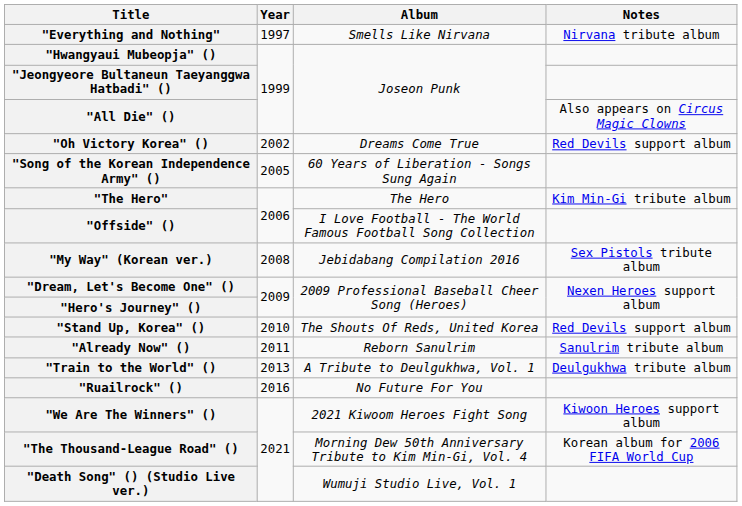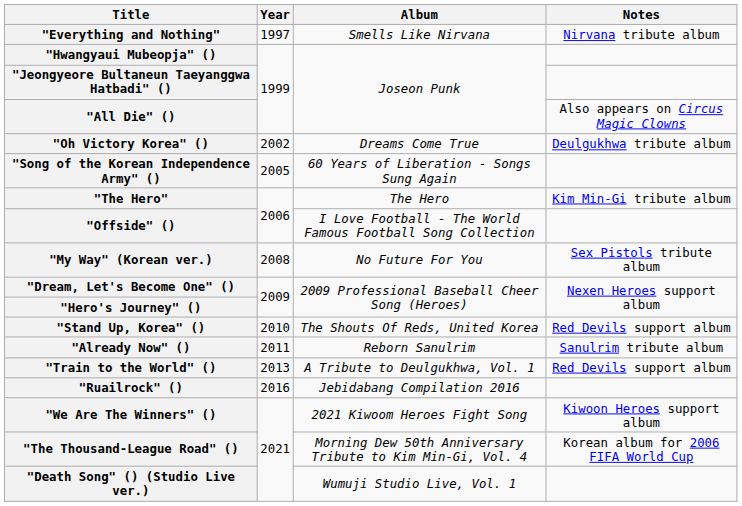(641, 144) Red Devils support album -> (641, 144) Deulgukhwa tribute album
(419, 260) Jebidabang Compilation 2016 -> (419, 260) No Future For You
(641, 368) Deulgukhwa tribute album -> (641, 368) Red Devils support album
(419, 388) No Future For You -> (419, 388) Jebidabang Compilation 2016
